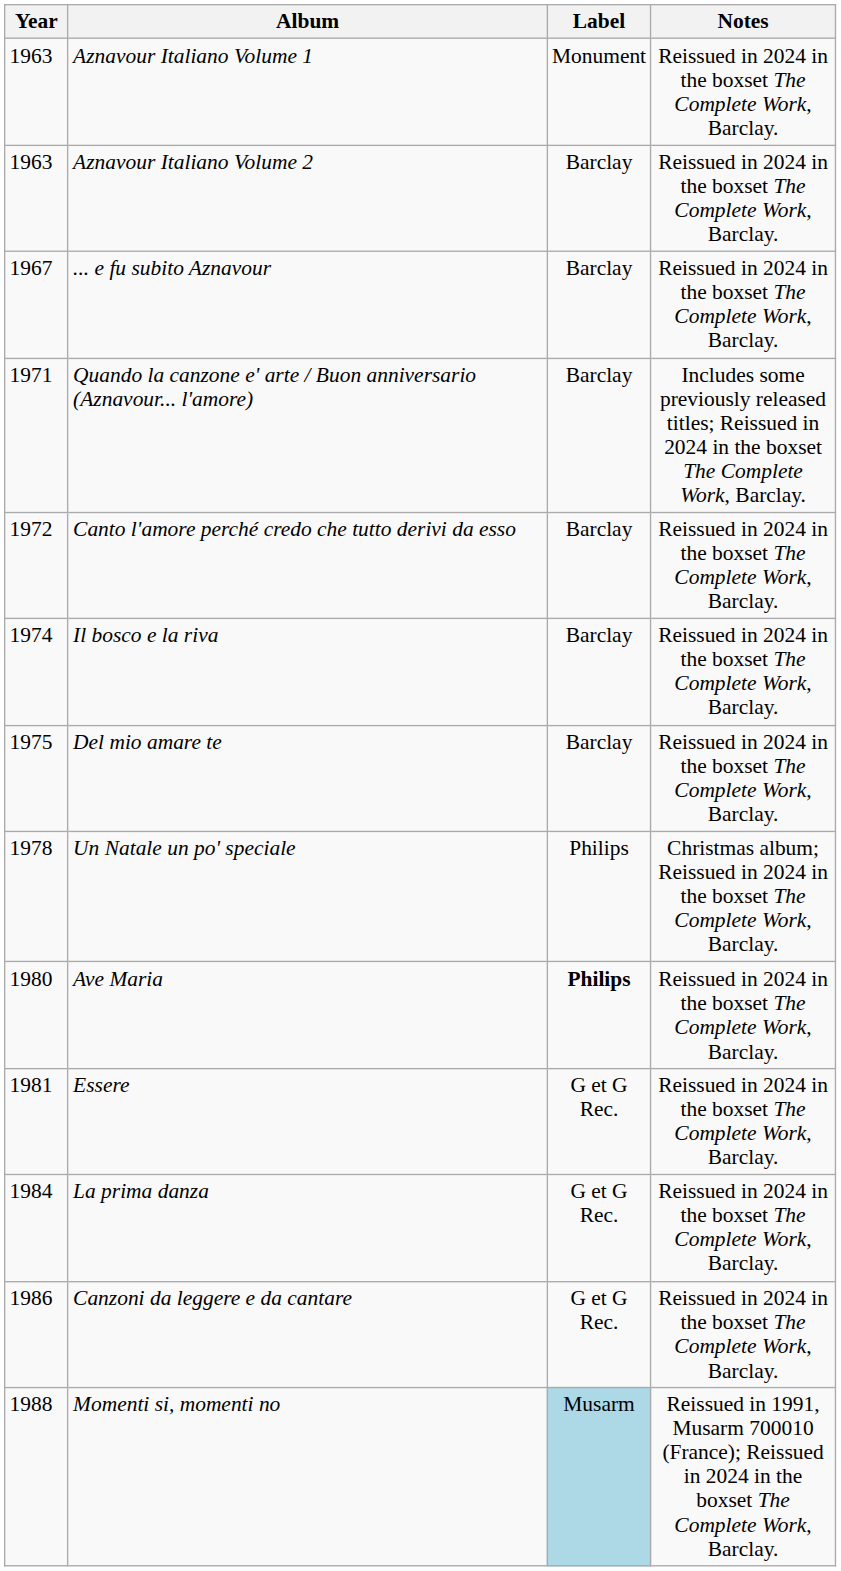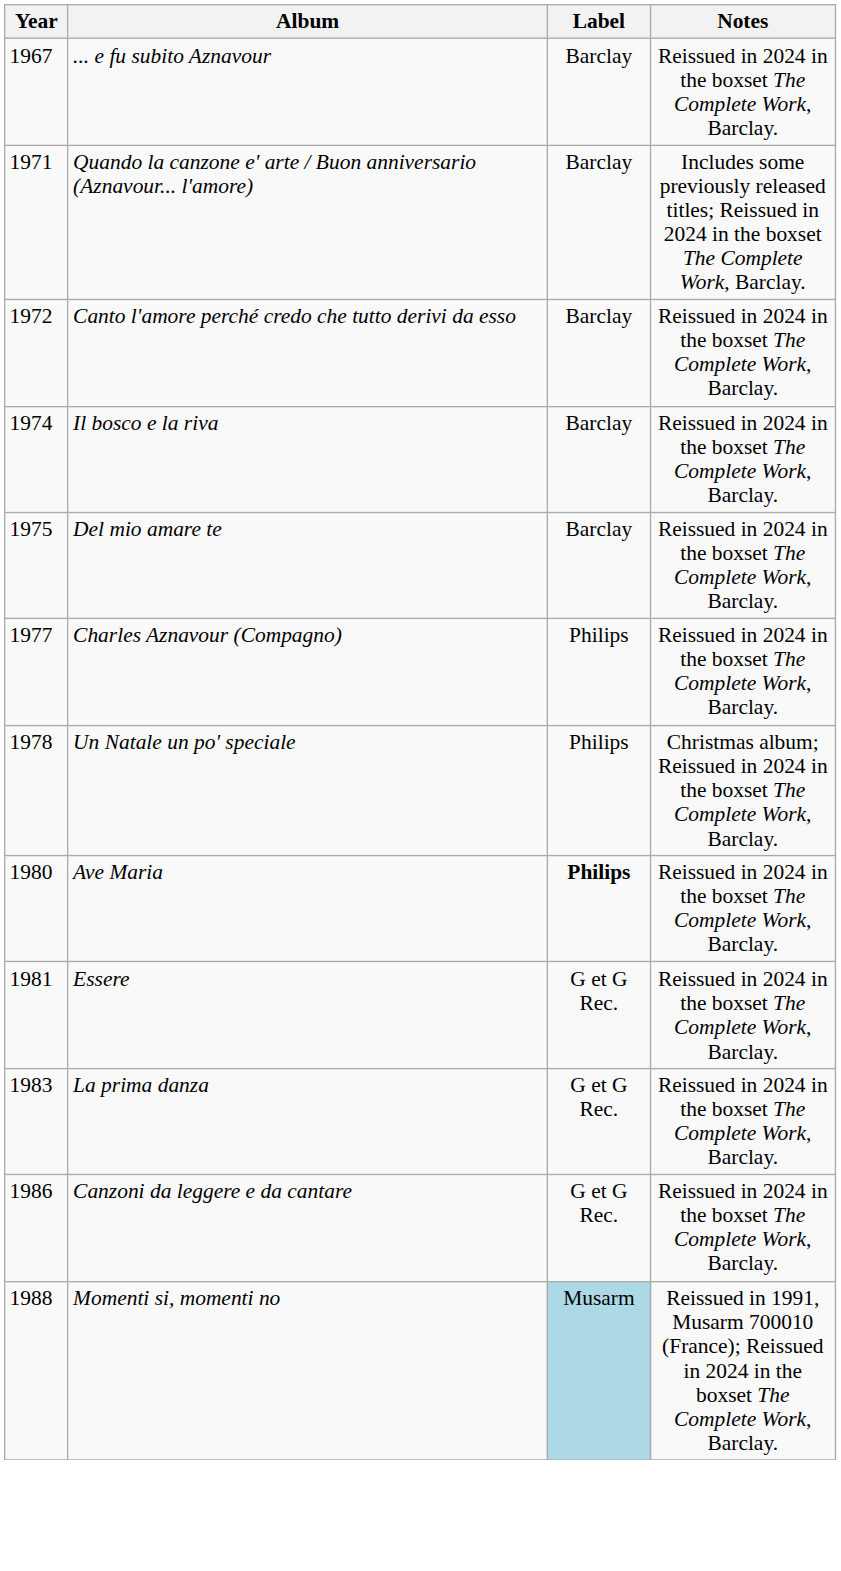- row: (193, 55)
- row: (193, 161)
+ row: (207, 635)
(31, 1191) 1984 -> (31, 1085) 1983
